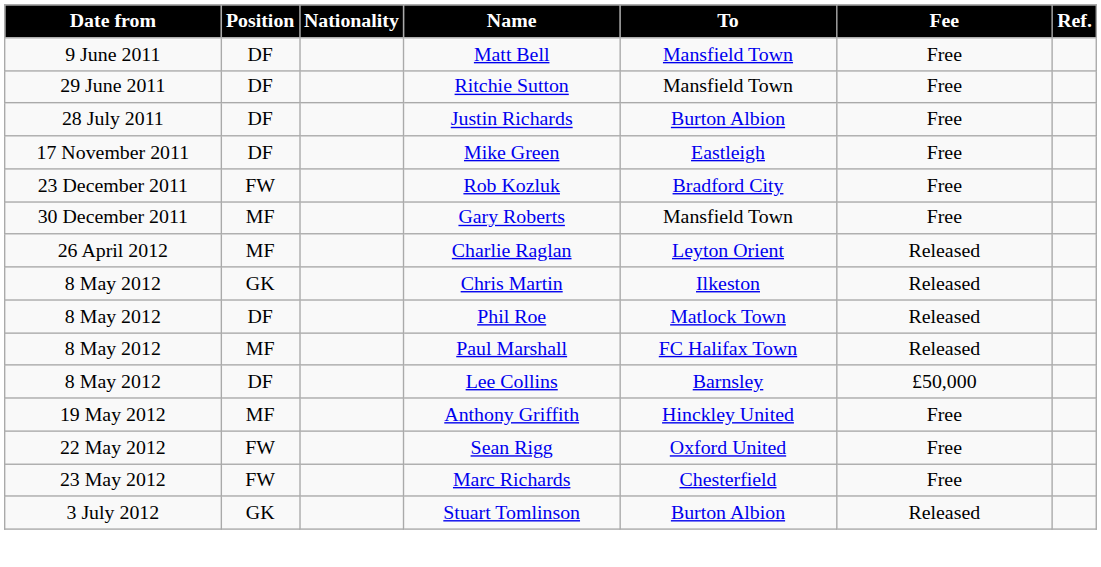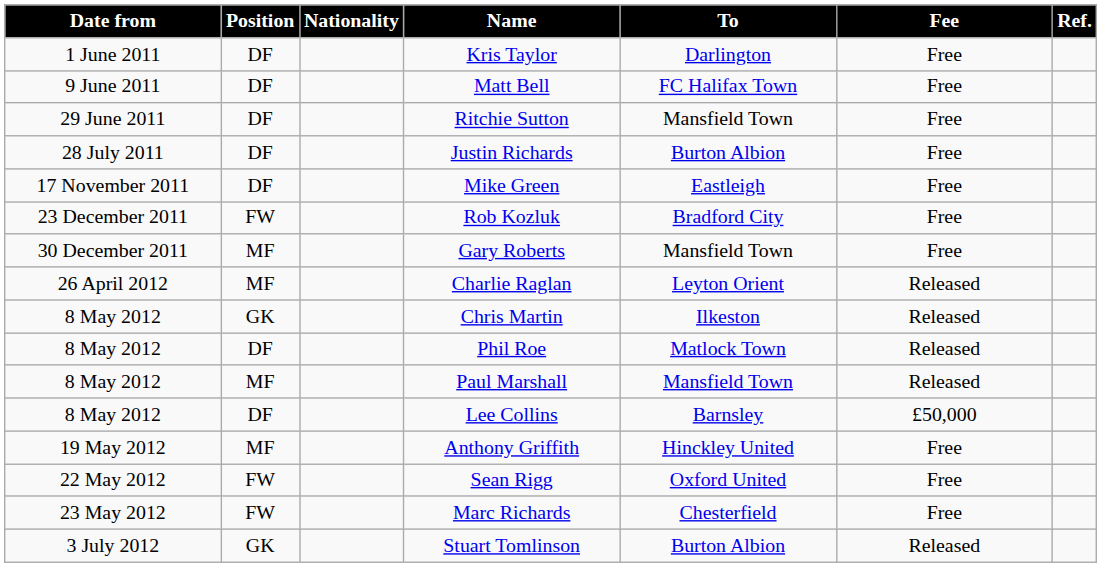+ row: (512, 54)
(728, 54) Mansfield Town -> (728, 86) FC Halifax Town
(728, 349) FC Halifax Town -> (728, 381) Mansfield Town
